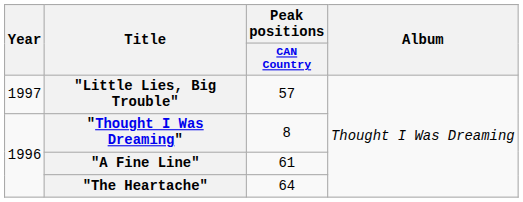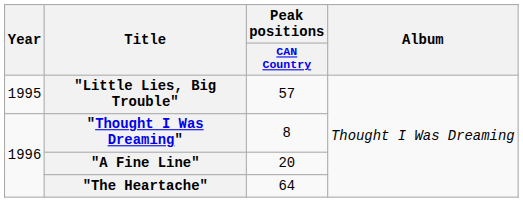(25, 94) 1997 -> (25, 94) 1995
(287, 163) 61 -> (287, 163) 20
